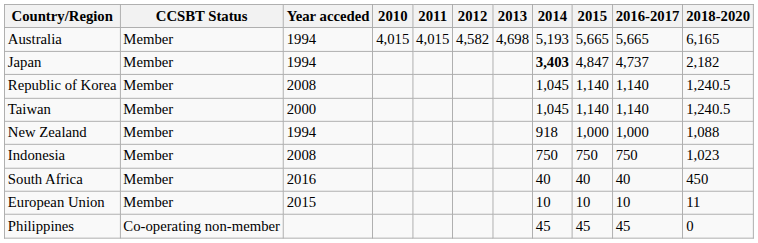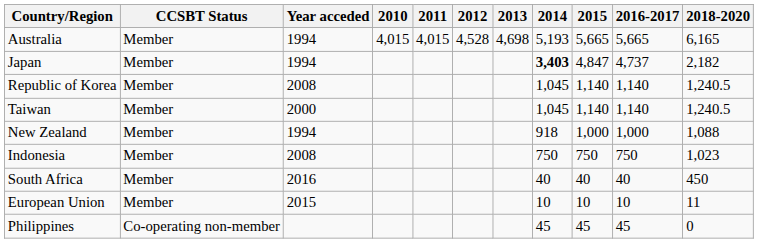(473, 39) 4,582 -> (473, 39) 4,528
